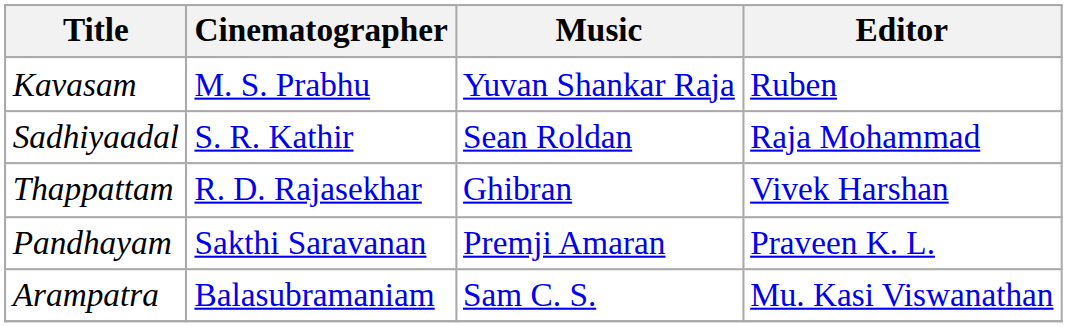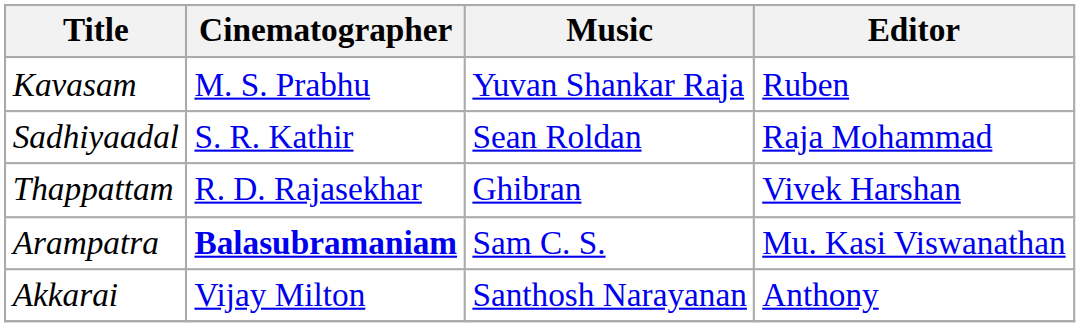- row: (92, 242)
(315, 294) normal -> (326, 242) bold
+ row: (65, 294)
